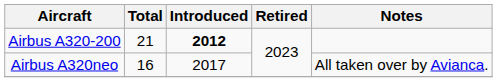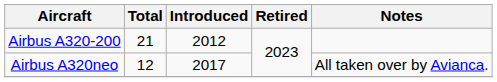(209, 40) bold -> (209, 40) normal
(145, 64) 16 -> (145, 64) 12
